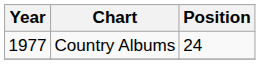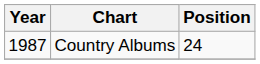(28, 45) 1977 -> (28, 45) 1987
